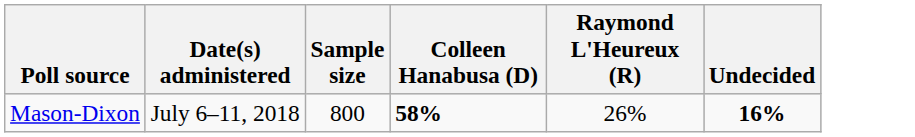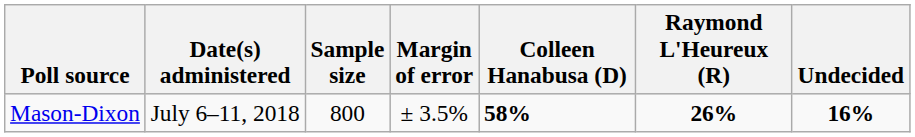+ column: (434, 62)
(625, 112) normal -> (714, 112) bold
